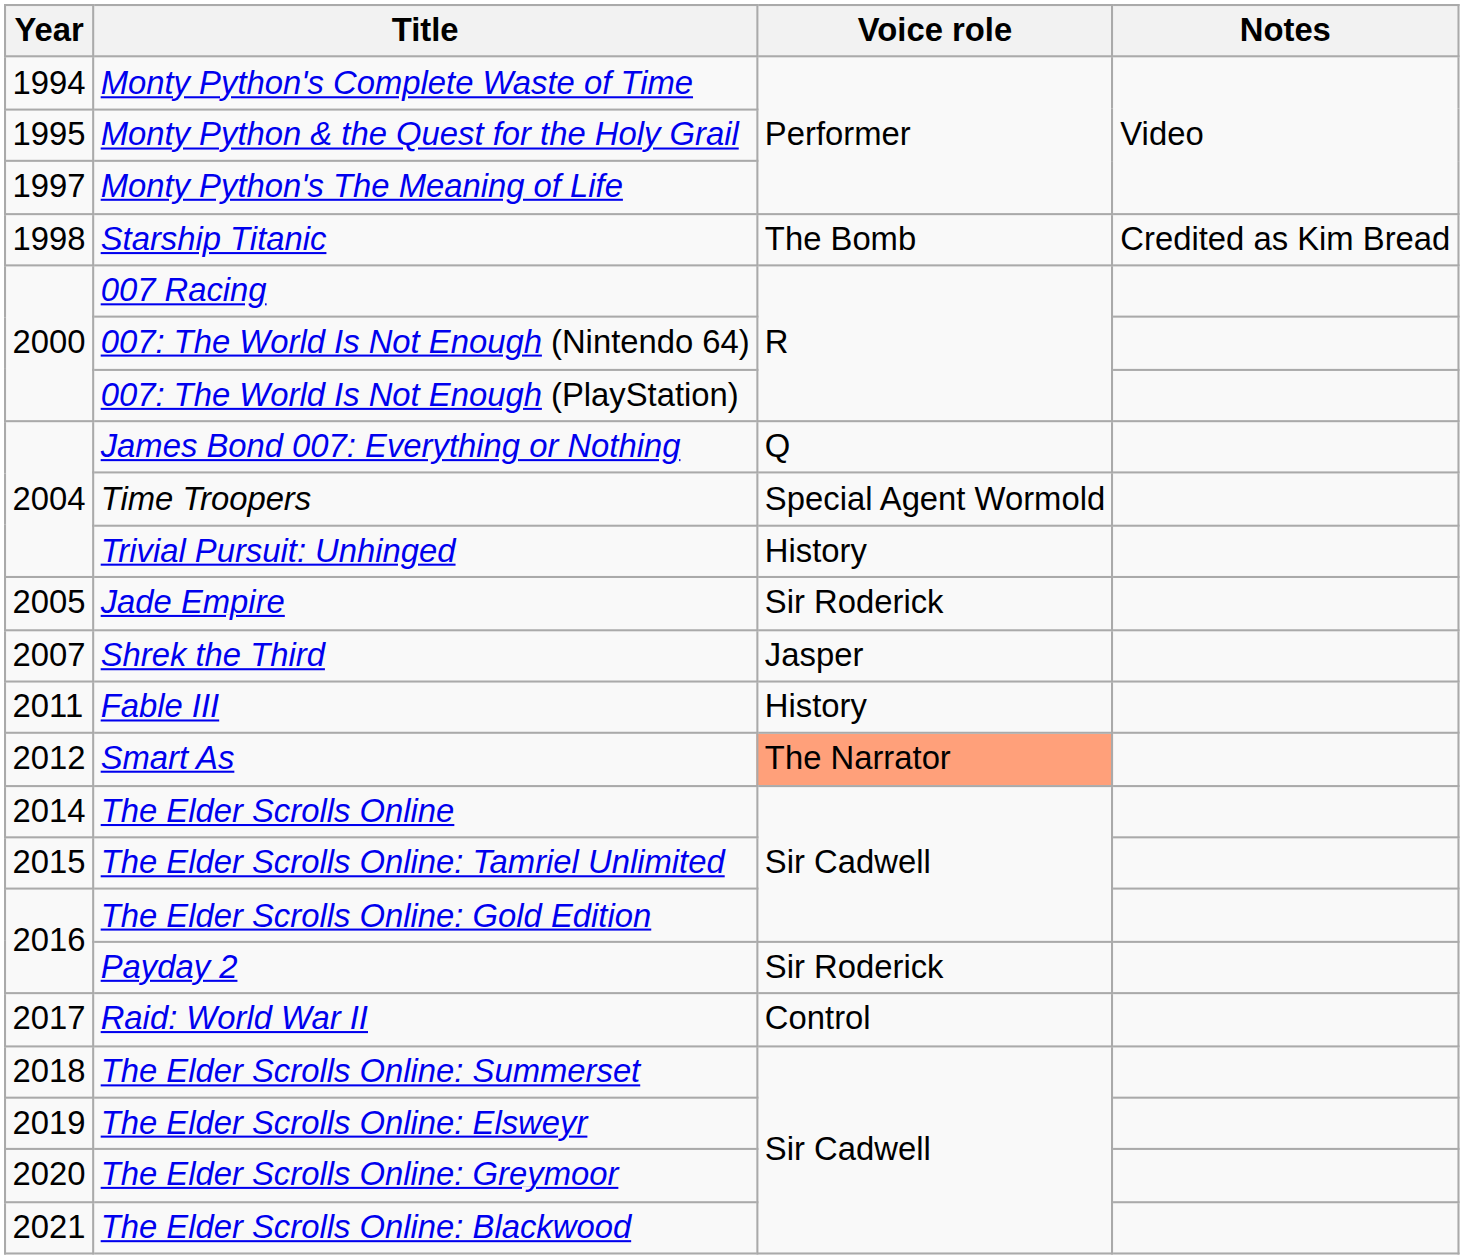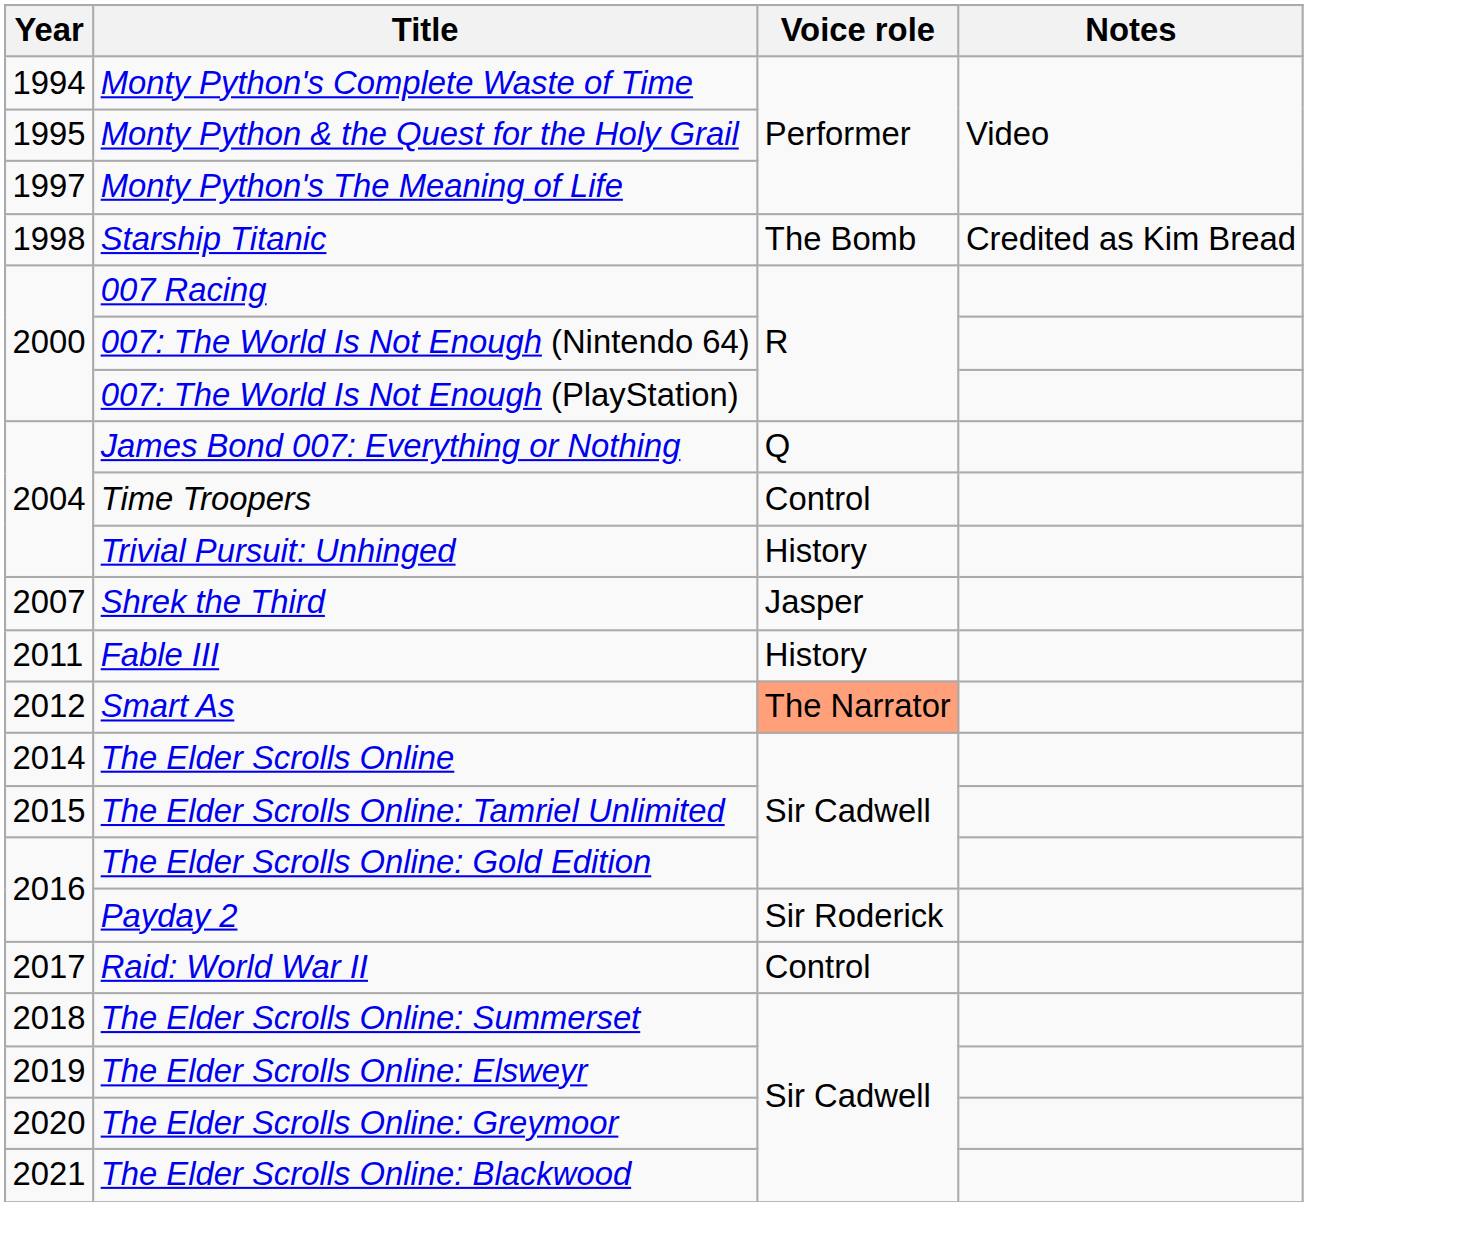(935, 498) Special Agent Wormold -> (818, 498) Control
- row: (193, 602)
